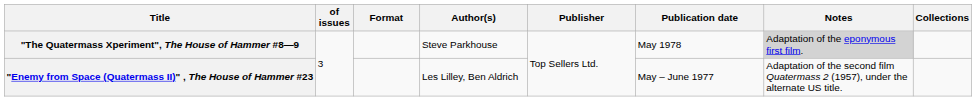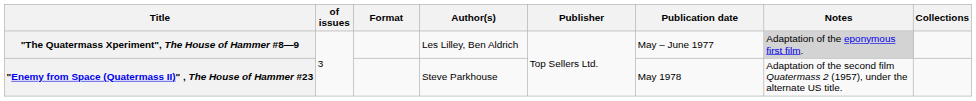(460, 44) Steve Parkhouse -> (470, 44) Les Lilley, Ben Aldrich
(660, 44) May 1978 -> (676, 44) May – June 1977
(470, 77) Les Lilley, Ben Aldrich -> (460, 77) Steve Parkhouse
(676, 77) May – June 1977 -> (660, 77) May 1978
